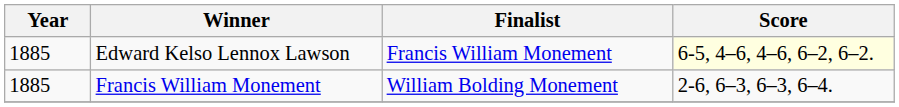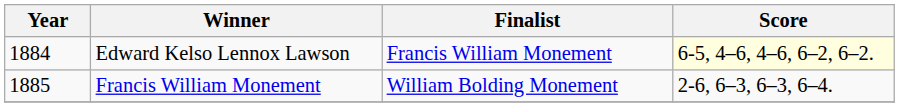(30, 53) 1885 -> (30, 53) 1884
